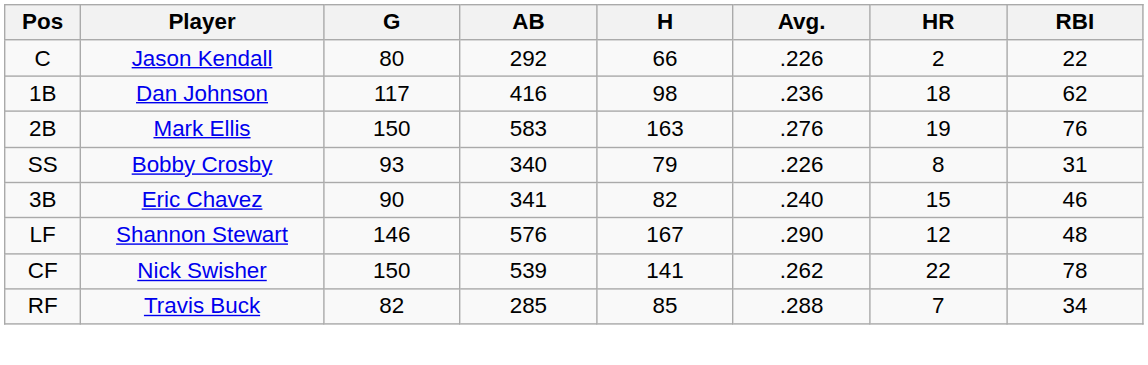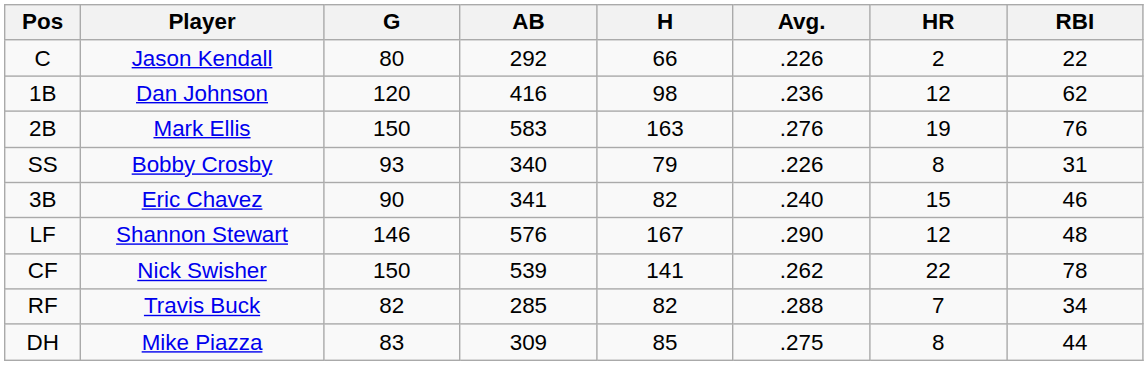(392, 93) 117 -> (392, 93) 120
(938, 93) 18 -> (938, 93) 12
(665, 306) 85 -> (665, 306) 82
+ row: (43, 341)
